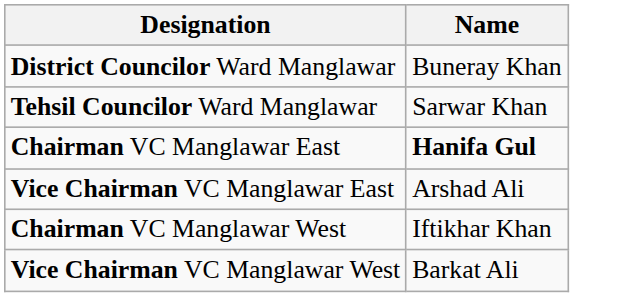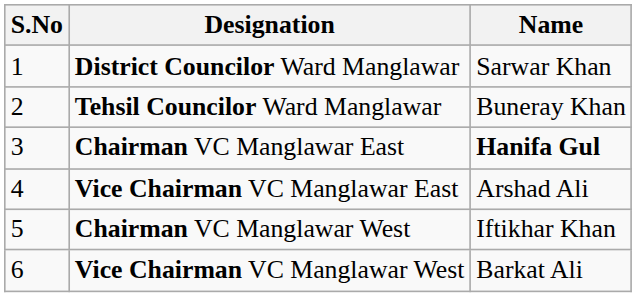+ column: (37, 24)
(487, 65) Buneray Khan -> (544, 65) Sarwar Khan
(480, 106) Sarwar Khan -> (551, 106) Buneray Khan
